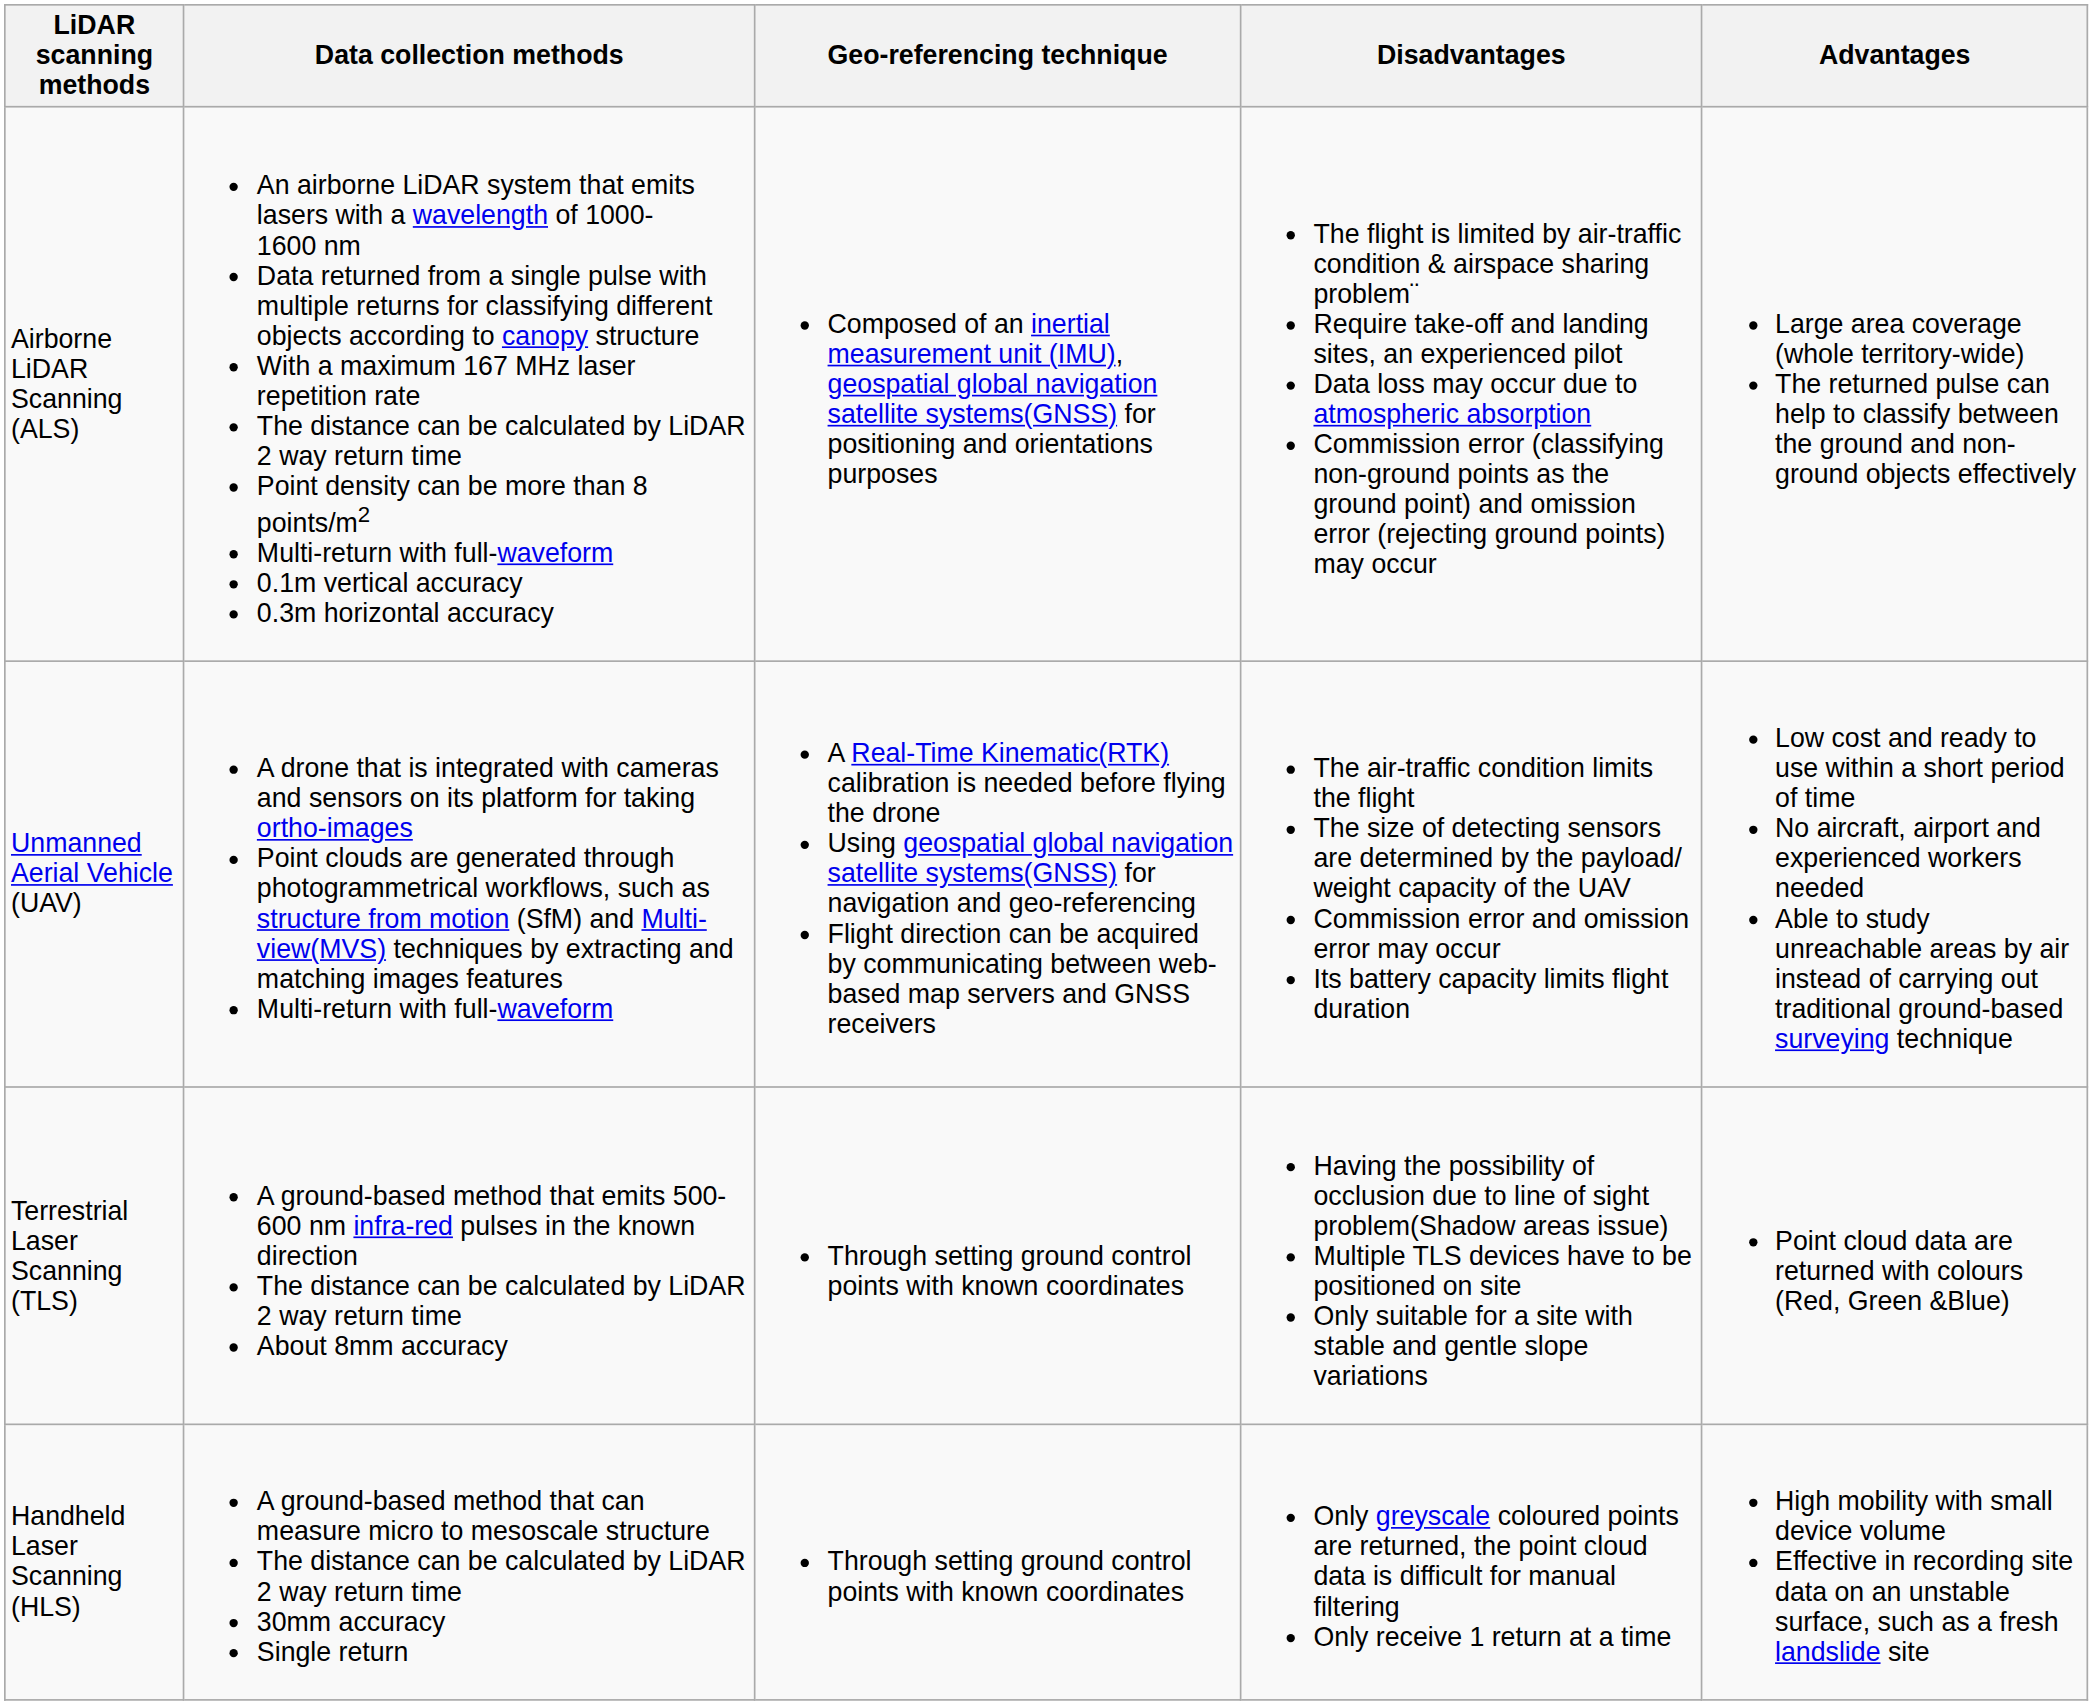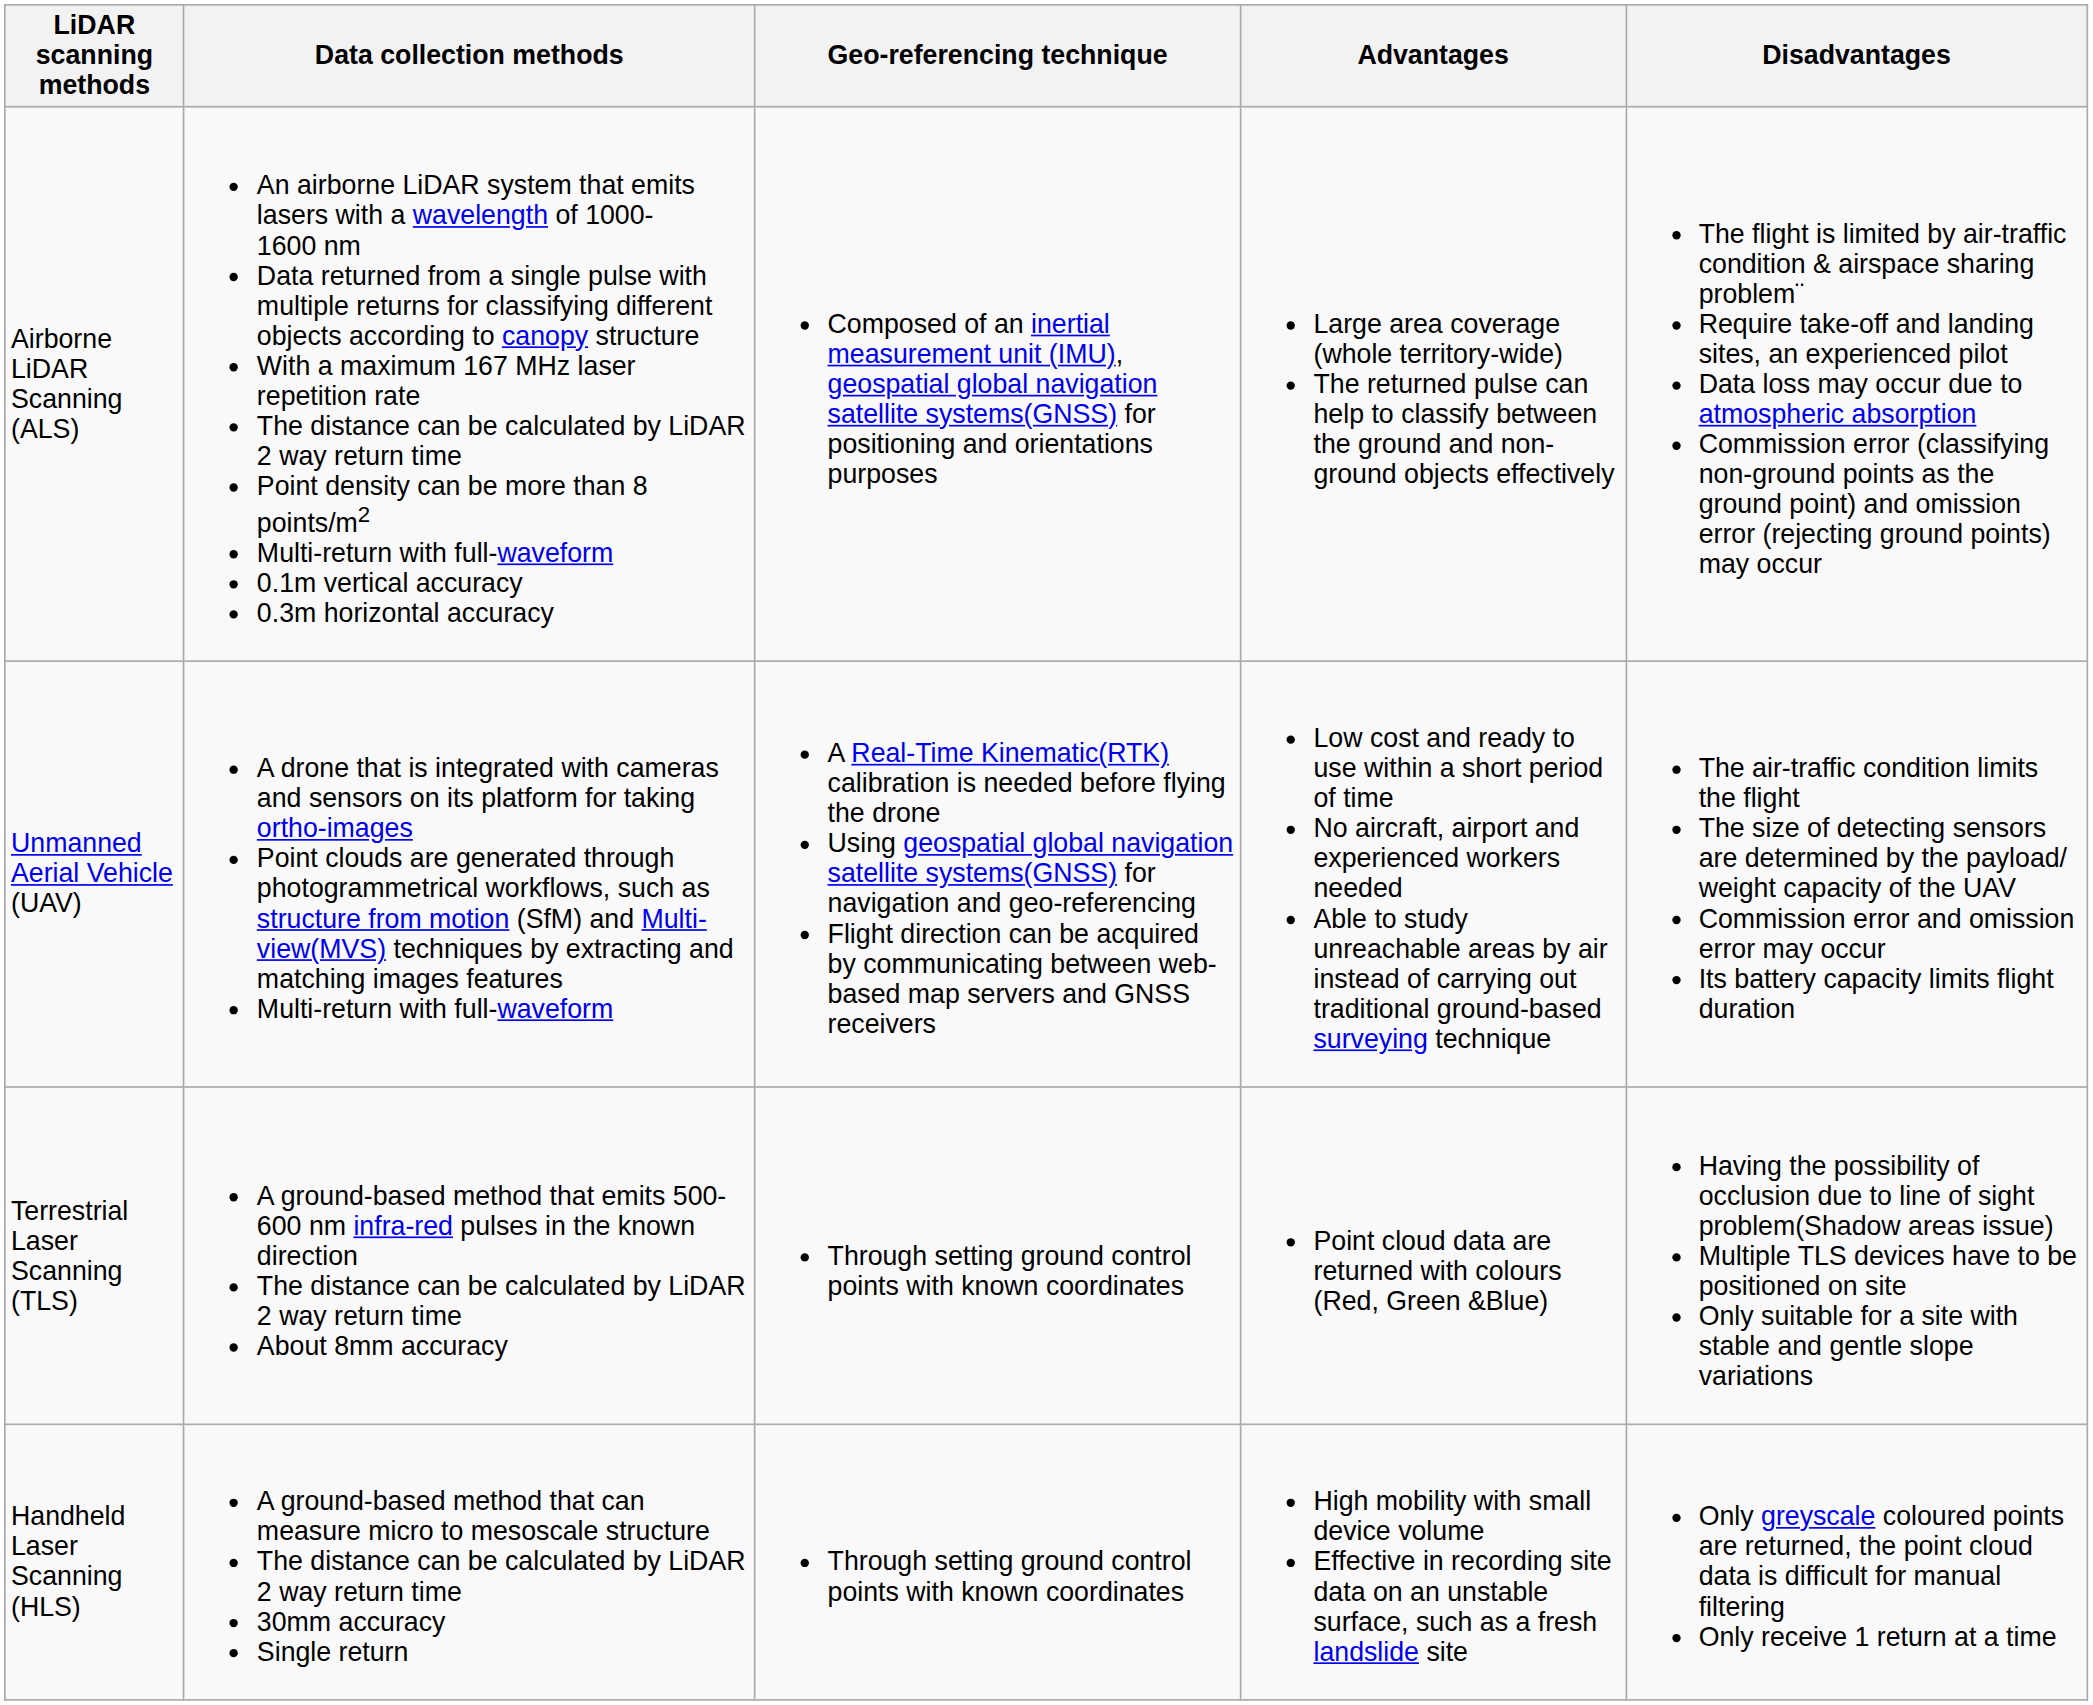columns swapped: (1895, 55) <-> (1471, 55)
